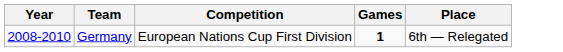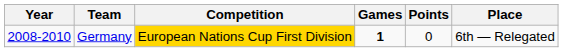+ column: (429, 15)
(245, 36) no background -> (245, 36) gold background
